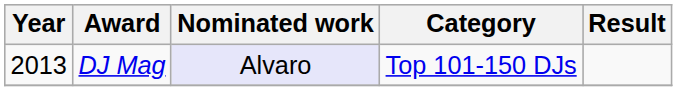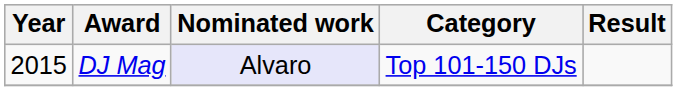(39, 64) 2013 -> (39, 64) 2015
